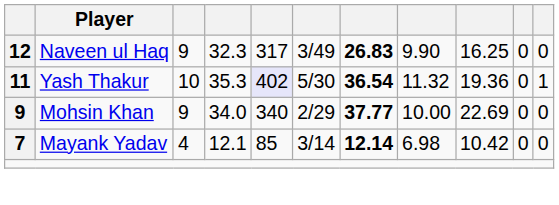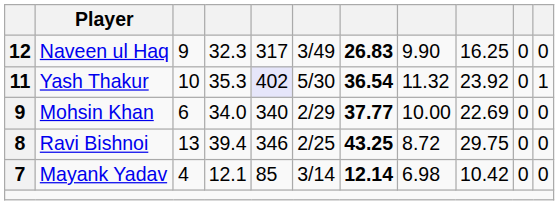(484, 81) 19.36 -> (484, 81) 23.92
(183, 112) 9 -> (183, 112) 6
+ row: (94, 143)
